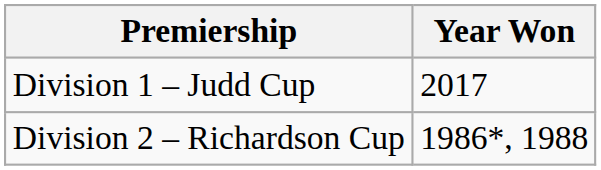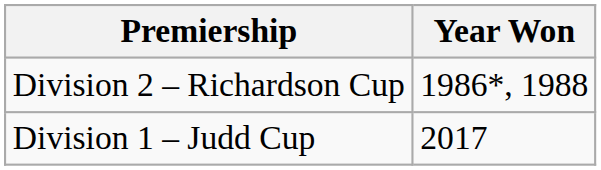rows swapped: (164, 84) <-> (209, 137)
